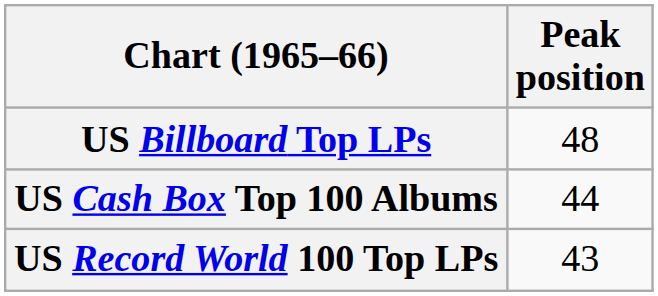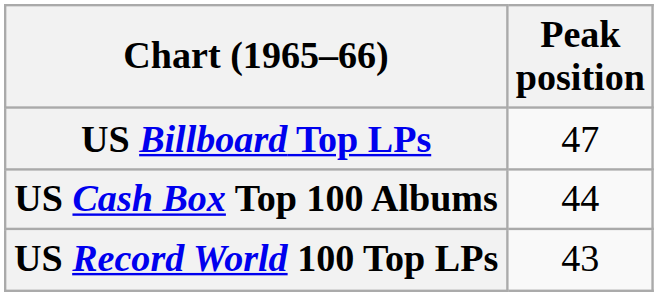(580, 137) 48 -> (580, 137) 47
